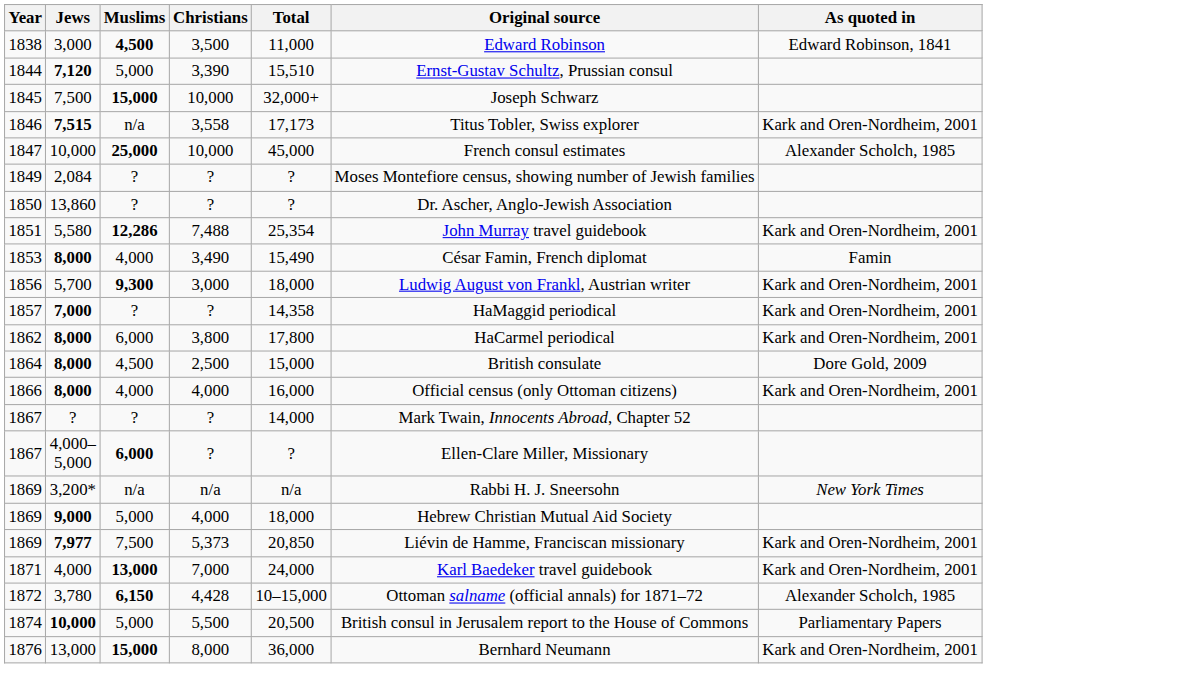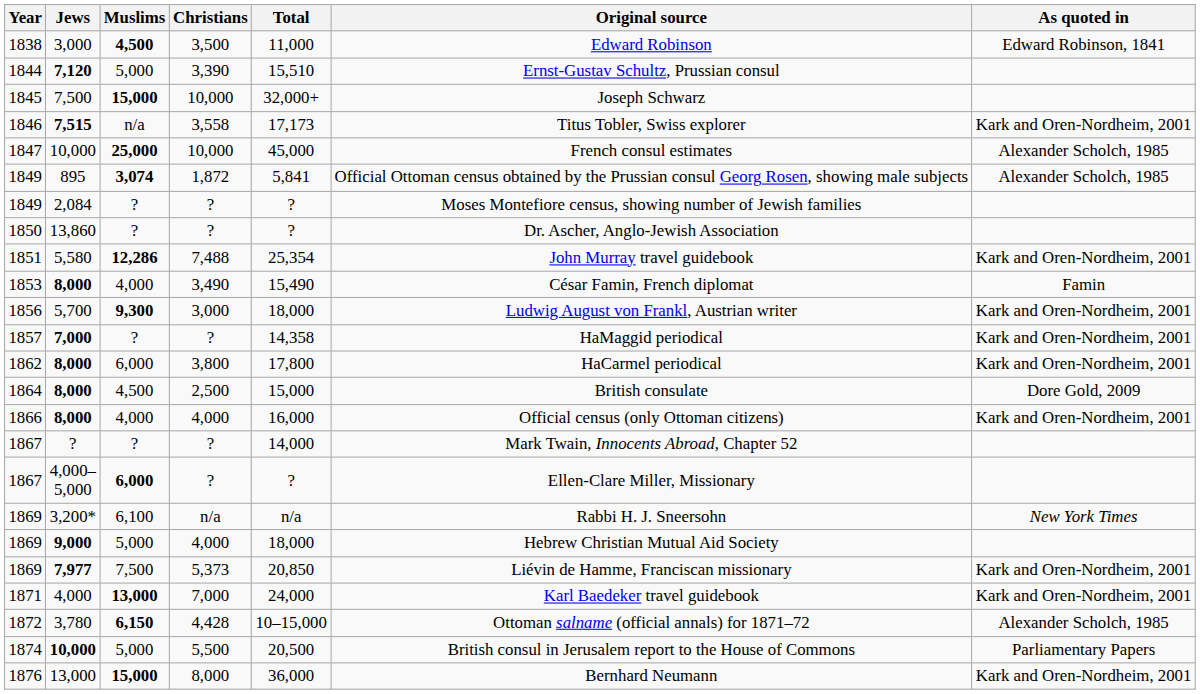+ row: (25, 177)
(134, 489) n/a -> (134, 516) 6,100
